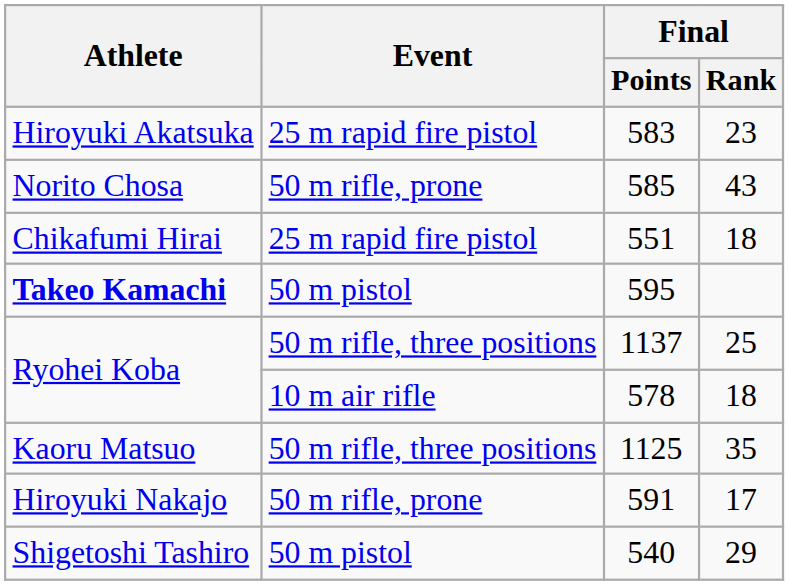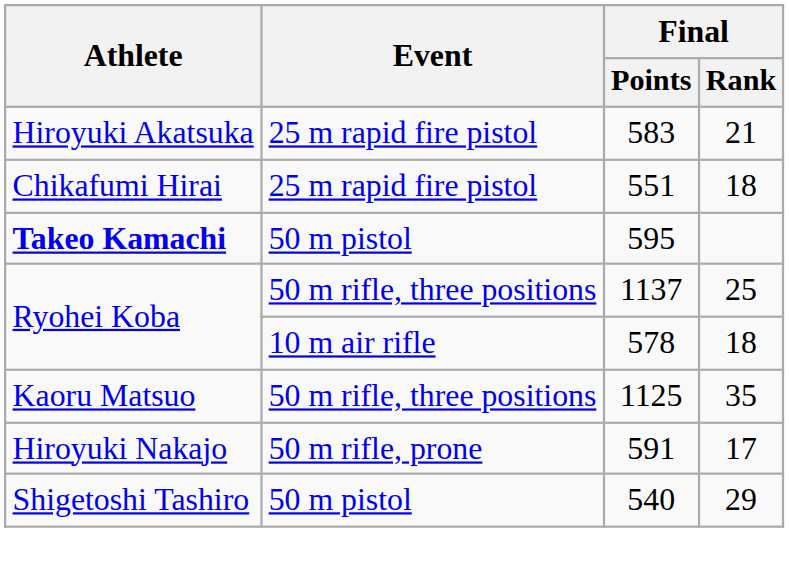(741, 133) 23 -> (741, 133) 21
- row: (651, 185)
